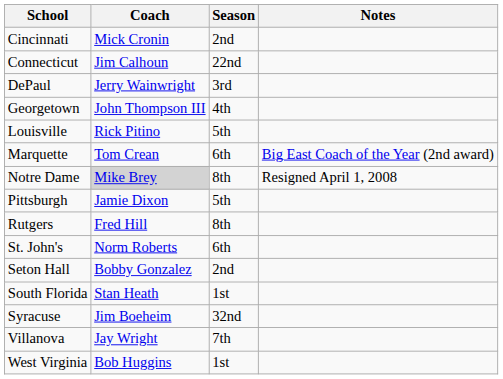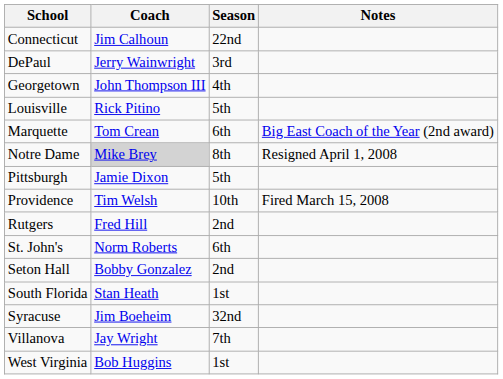- row: (38, 39)
+ row: (41, 200)
(222, 223) 8th -> (223, 223) 2nd
